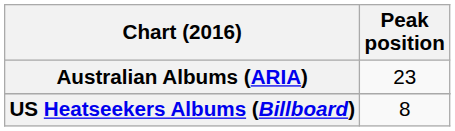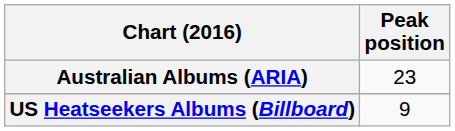(405, 109) 8 -> (405, 109) 9
